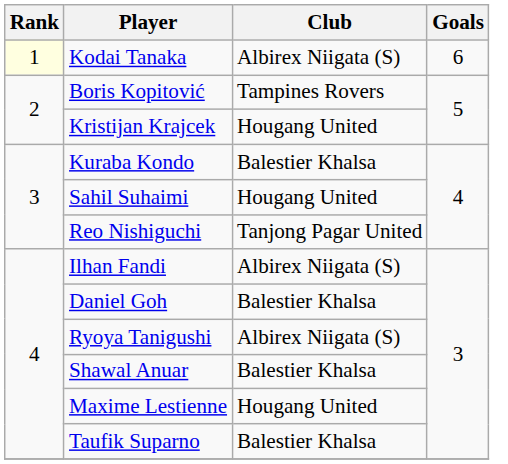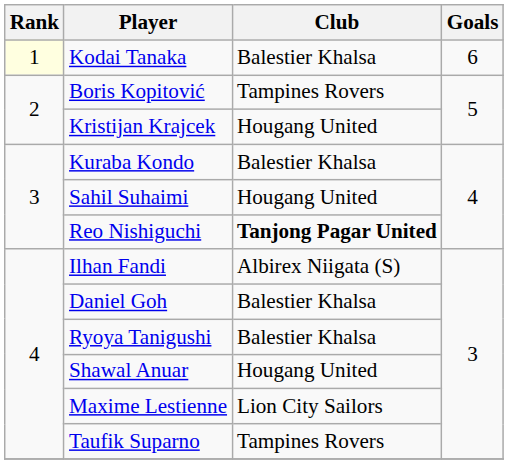(319, 57) Albirex Niigata (S) -> (307, 57) Balestier Khalsa
(330, 231) normal -> (337, 231) bold
(319, 336) Albirex Niigata (S) -> (307, 336) Balestier Khalsa
(307, 371) Balestier Khalsa -> (307, 371) Hougang United
(307, 406) Hougang United -> (310, 406) Lion City Sailors
(307, 441) Balestier Khalsa -> (311, 441) Tampines Rovers
